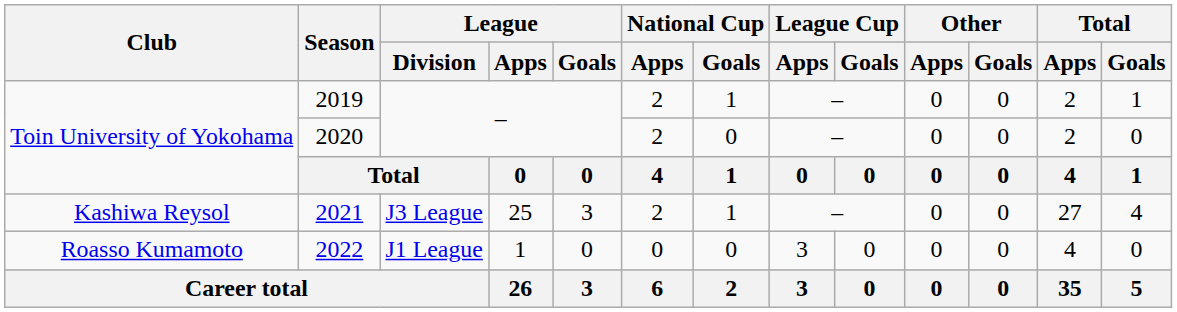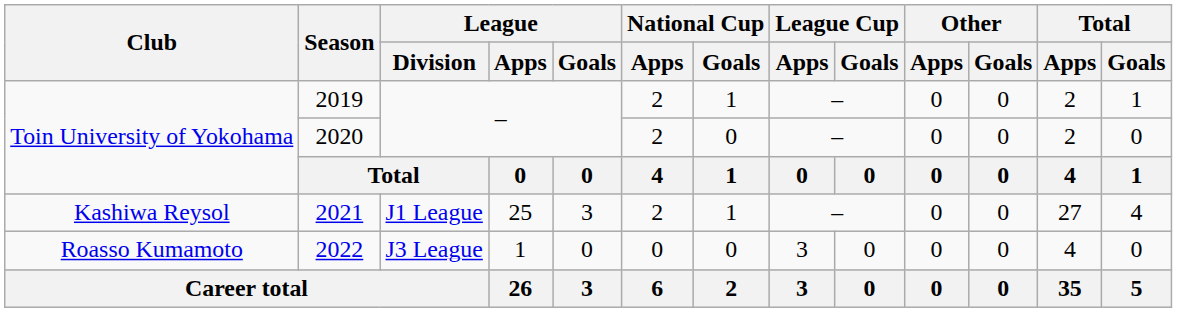(434, 212) J3 League -> (434, 212) J1 League
(434, 250) J1 League -> (434, 250) J3 League
